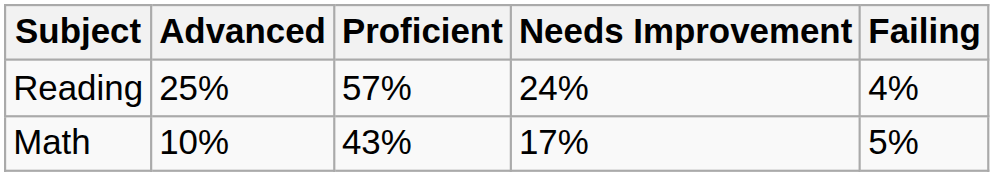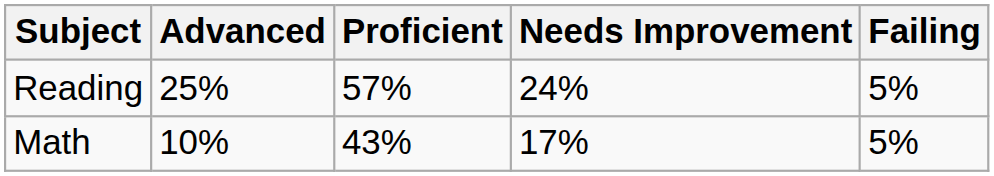(894, 87) 4% -> (894, 87) 5%
